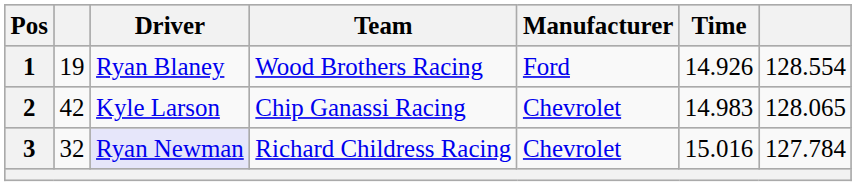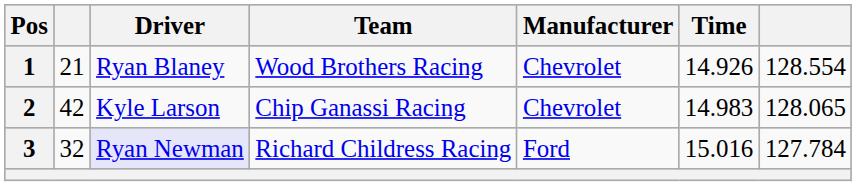(72, 66) 19 -> (72, 66) 21
(546, 66) Ford -> (572, 66) Chevrolet
(572, 148) Chevrolet -> (546, 148) Ford
